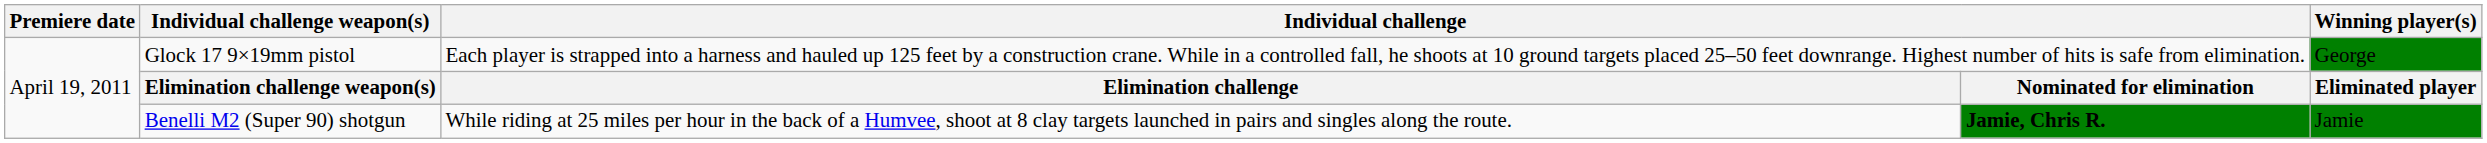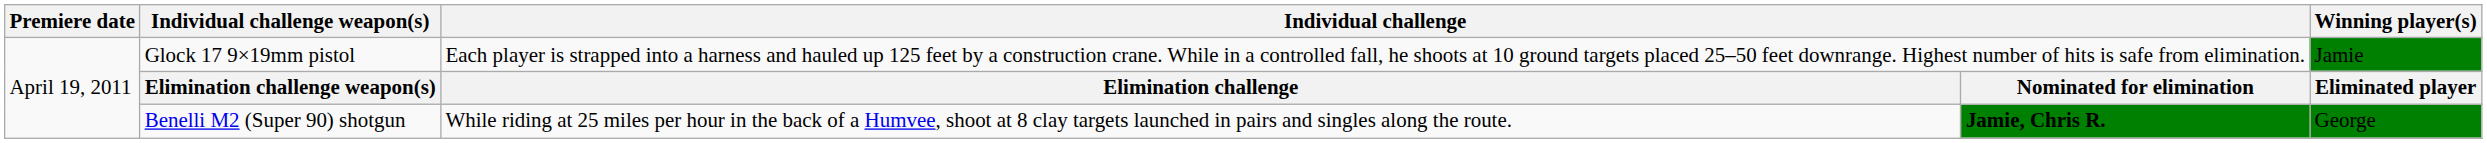(2345, 54) George -> (2339, 54) Jamie
(2339, 120) Jamie -> (2345, 120) George
